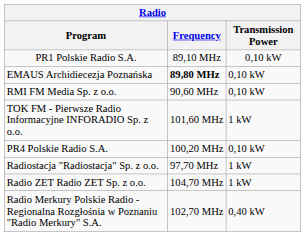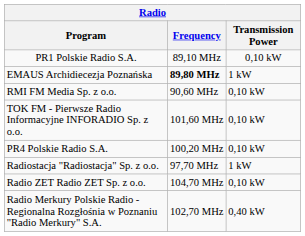(247, 74) 0,10 kW -> (240, 74) 1 kW
(240, 120) 1 kW -> (247, 120) 0,10 kW
(240, 182) 1 kW -> (247, 182) 0,10 kW
